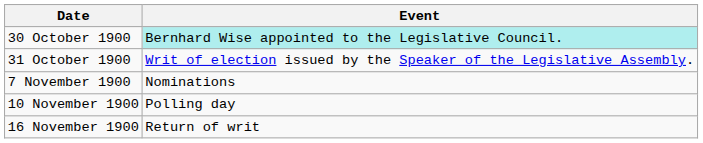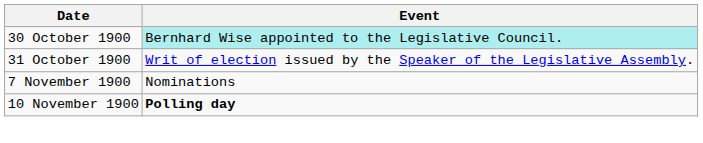(190, 105) normal -> (190, 105) bold
- row: (73, 127)
